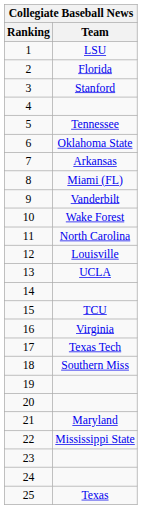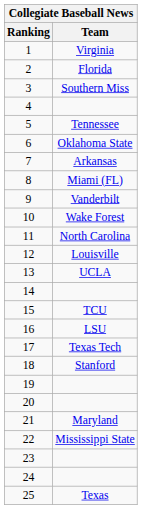(95, 50) LSU -> (95, 50) Virginia
(95, 87) Stanford -> (95, 87) Southern Miss
(95, 328) Virginia -> (95, 328) LSU
(95, 365) Southern Miss -> (95, 365) Stanford
